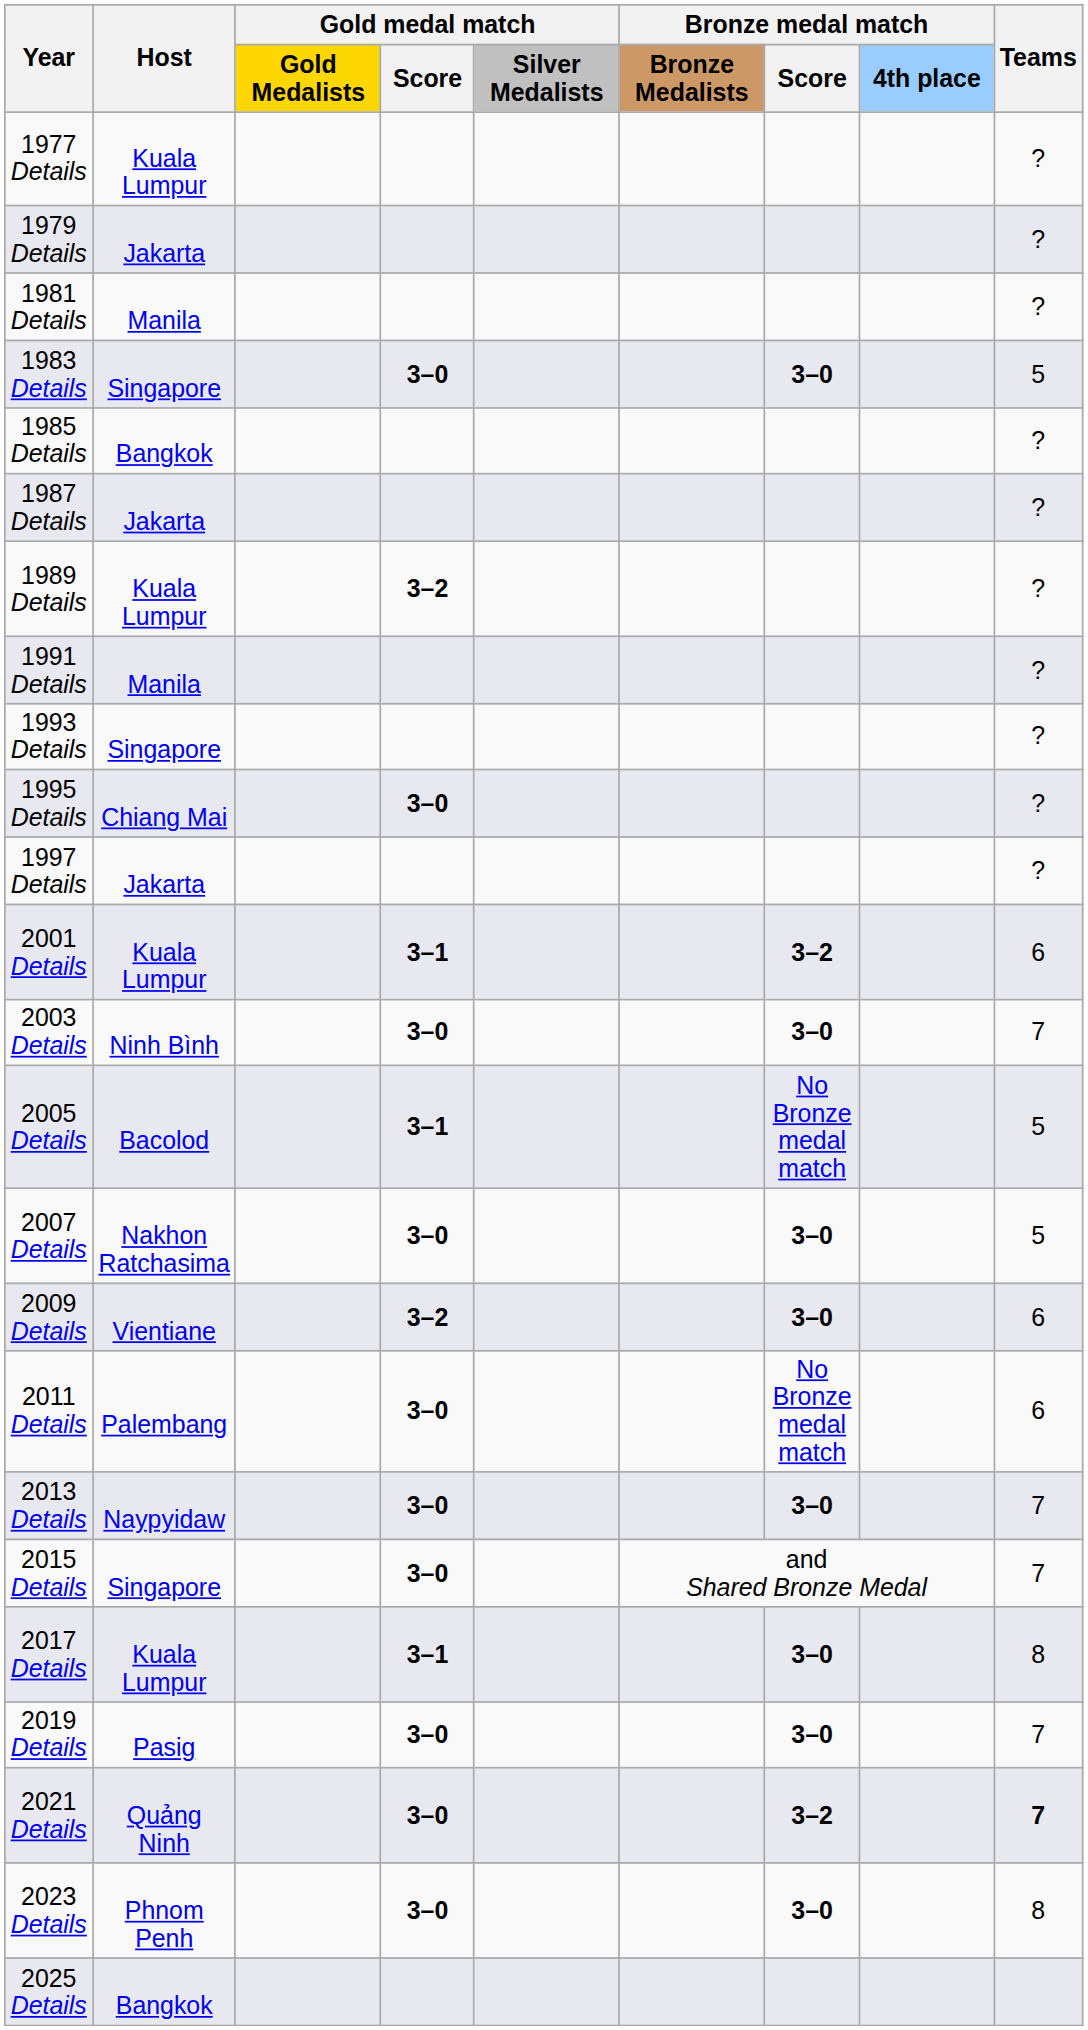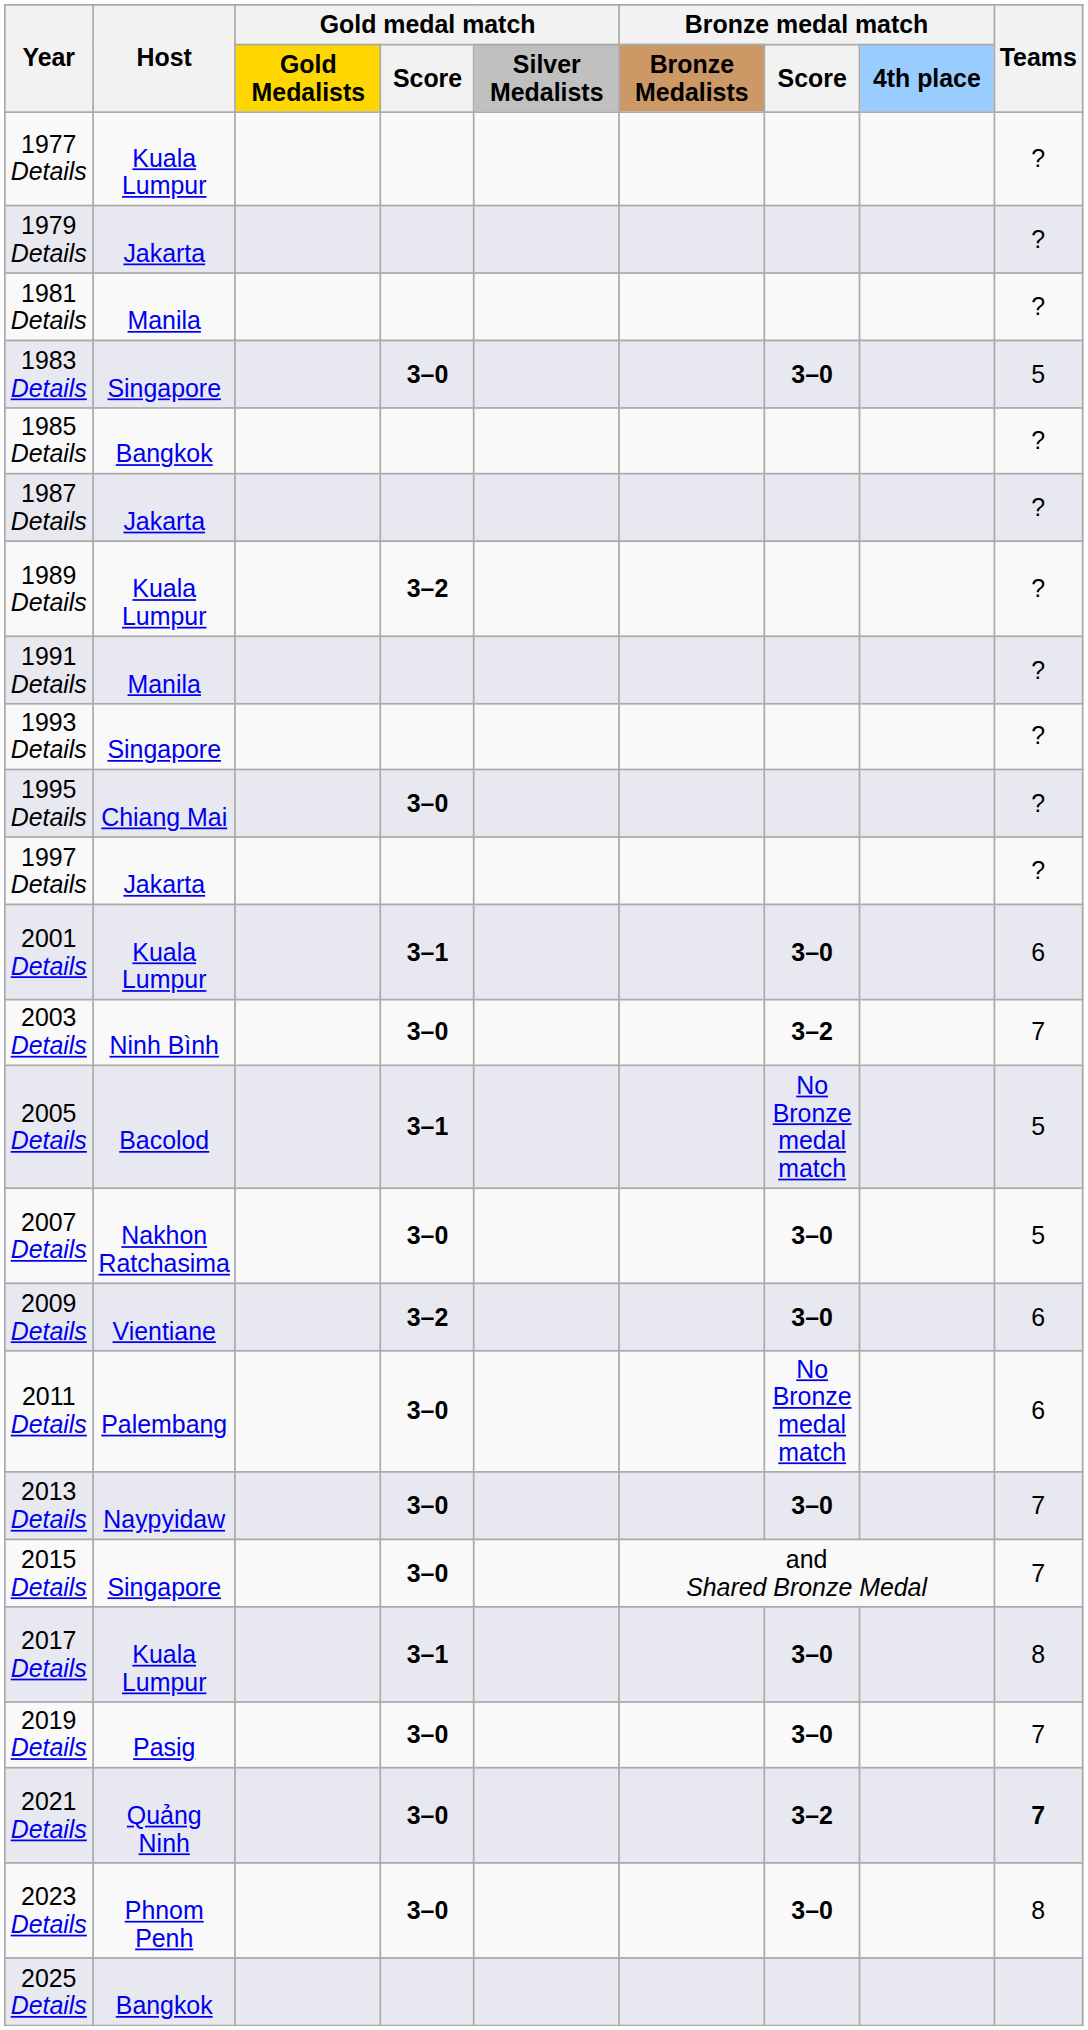(812, 952) 3–2 -> (812, 952) 3–0
(812, 1033) 3–0 -> (812, 1033) 3–2
